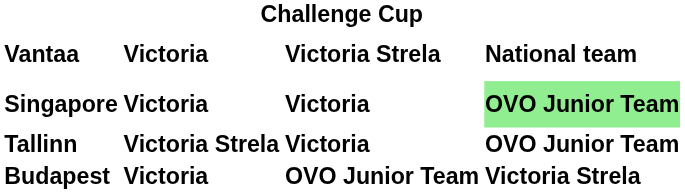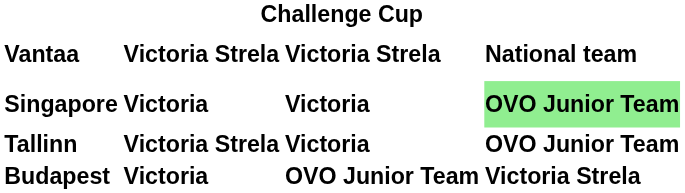(166, 54) Victoria -> (201, 54) Victoria Strela
